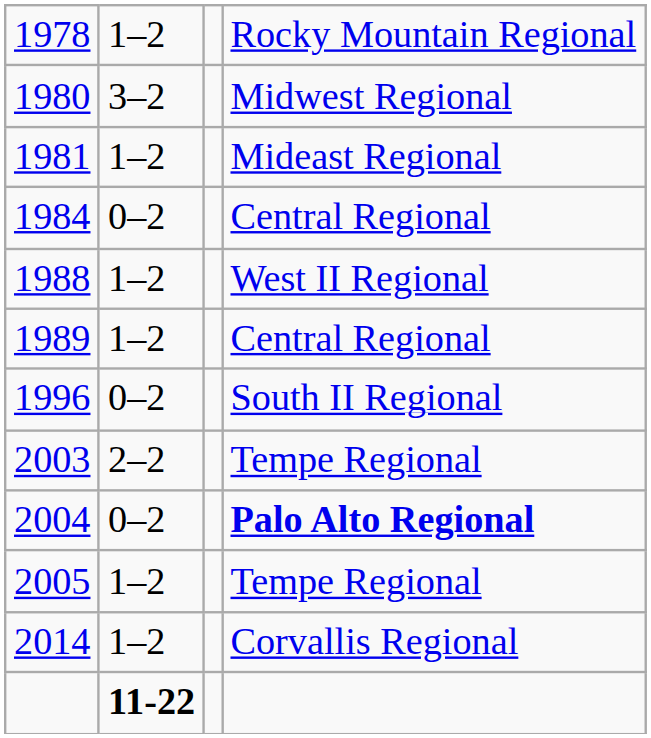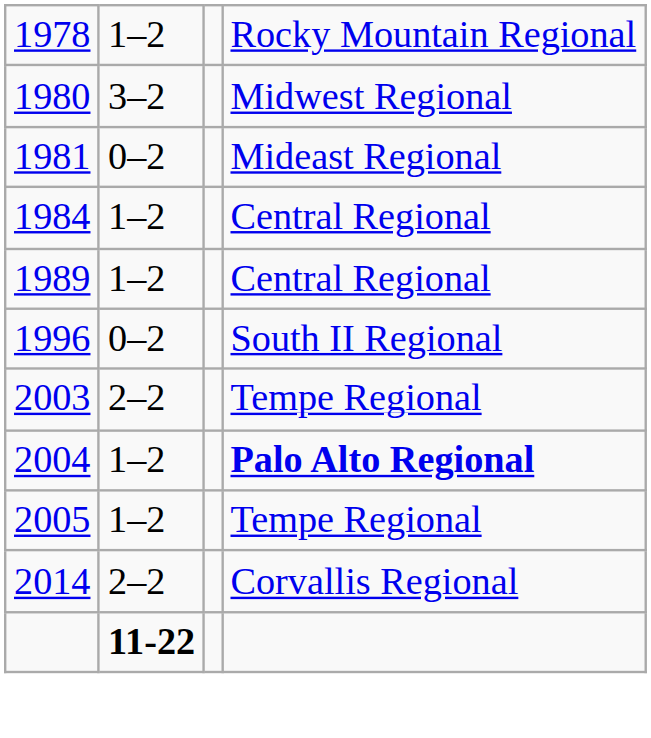(137, 156) 1–2 -> (137, 156) 0–2
(137, 216) 0–2 -> (137, 216) 1–2
- row: (52, 277)
(137, 519) 0–2 -> (137, 459) 1–2
(137, 641) 1–2 -> (137, 580) 2–2
